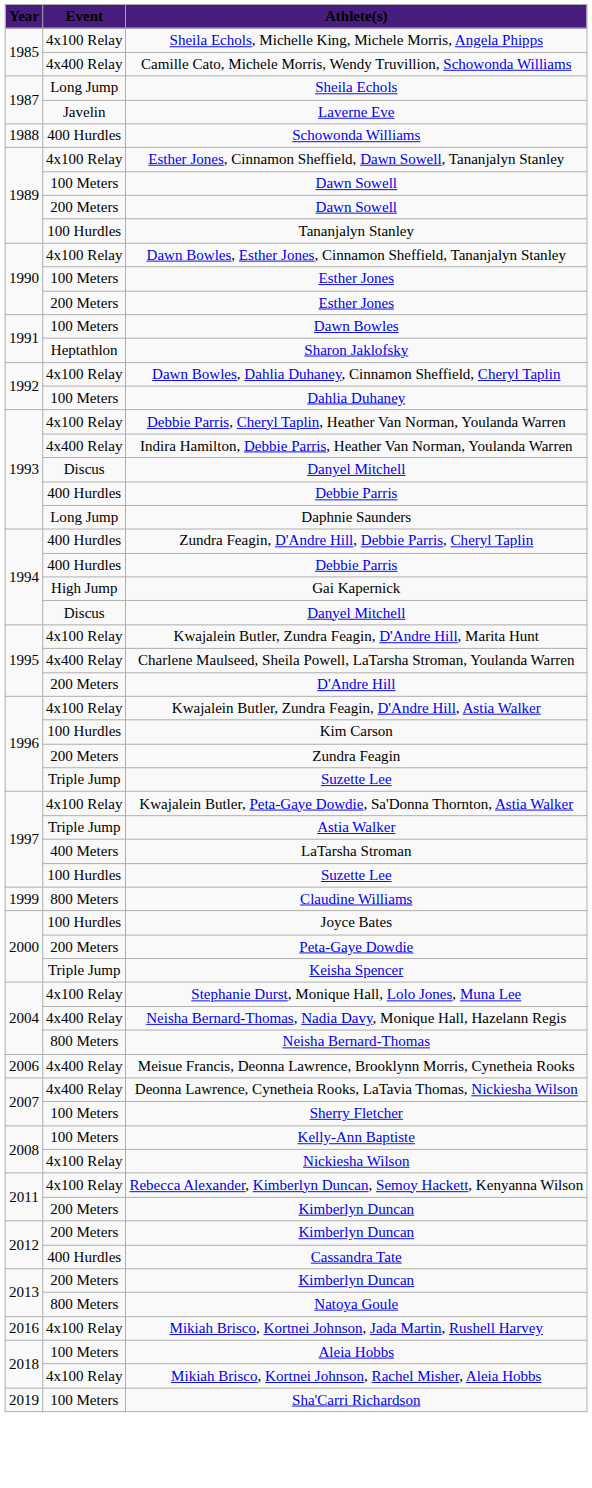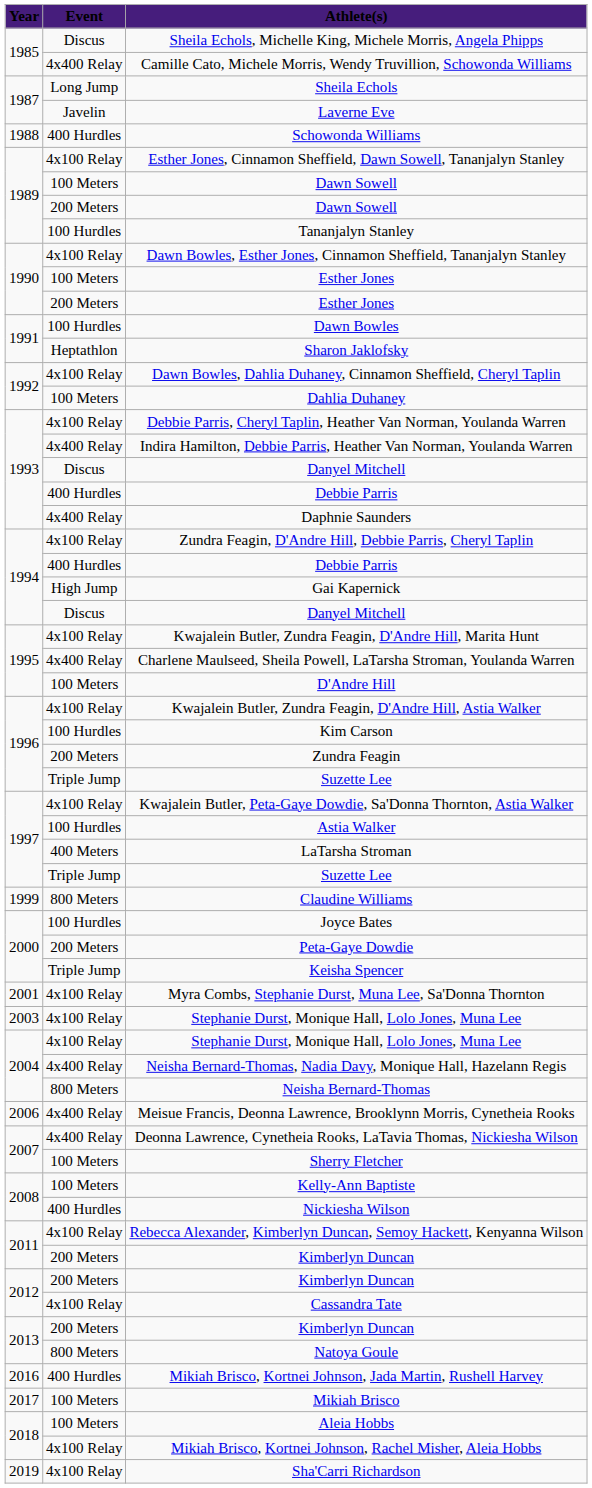(84, 40) 4x100 Relay -> (84, 40) Discus
(84, 326) 100 Meters -> (84, 326) 100 Hurdles
(84, 517) Long Jump -> (84, 517) 4x400 Relay
(84, 541) 400 Hurdles -> (84, 541) 4x100 Relay
(84, 684) 200 Meters -> (84, 684) 100 Meters
(84, 827) Triple Jump -> (84, 827) 100 Hurdles
(84, 875) 100 Hurdles -> (84, 875) Triple Jump
+ row: (24, 994)
+ row: (24, 1018)
(84, 1161) 4x100 Relay -> (84, 1209) 400 Hurdles
(84, 1256) 400 Hurdles -> (84, 1304) 4x100 Relay
(84, 1328) 4x100 Relay -> (84, 1376) 400 Hurdles
+ row: (24, 1399)
(84, 1399) 100 Meters -> (84, 1471) 4x100 Relay
